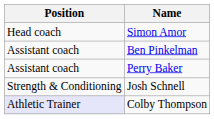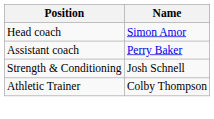- row: (162, 50)
(44, 104) lavender background -> (44, 86) no background
